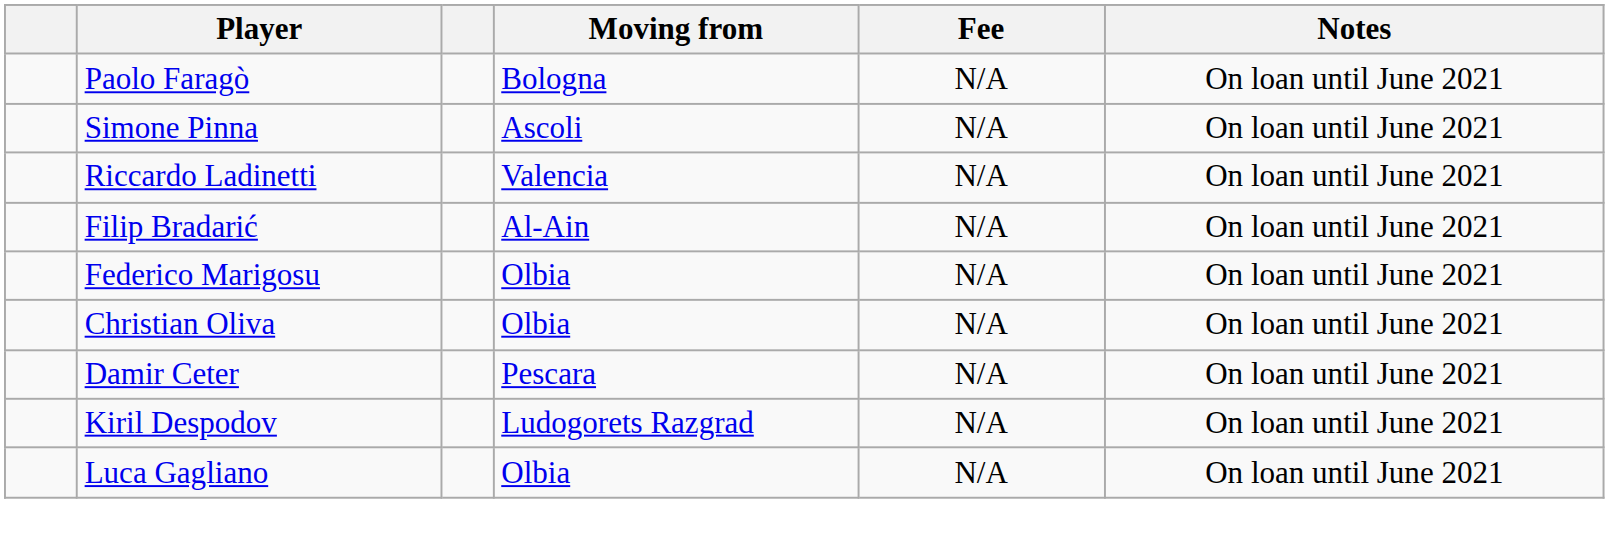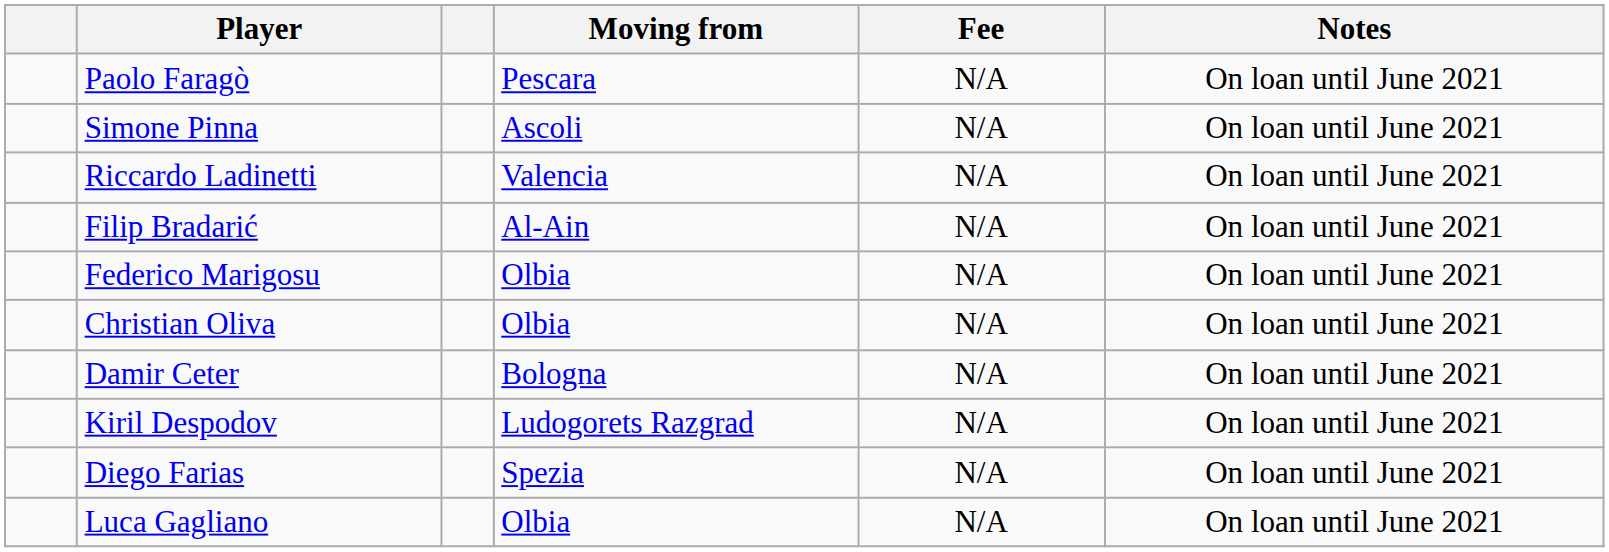(554, 78) Bologna -> (549, 78) Pescara
(549, 373) Pescara -> (554, 373) Bologna
+ row: (164, 472)
